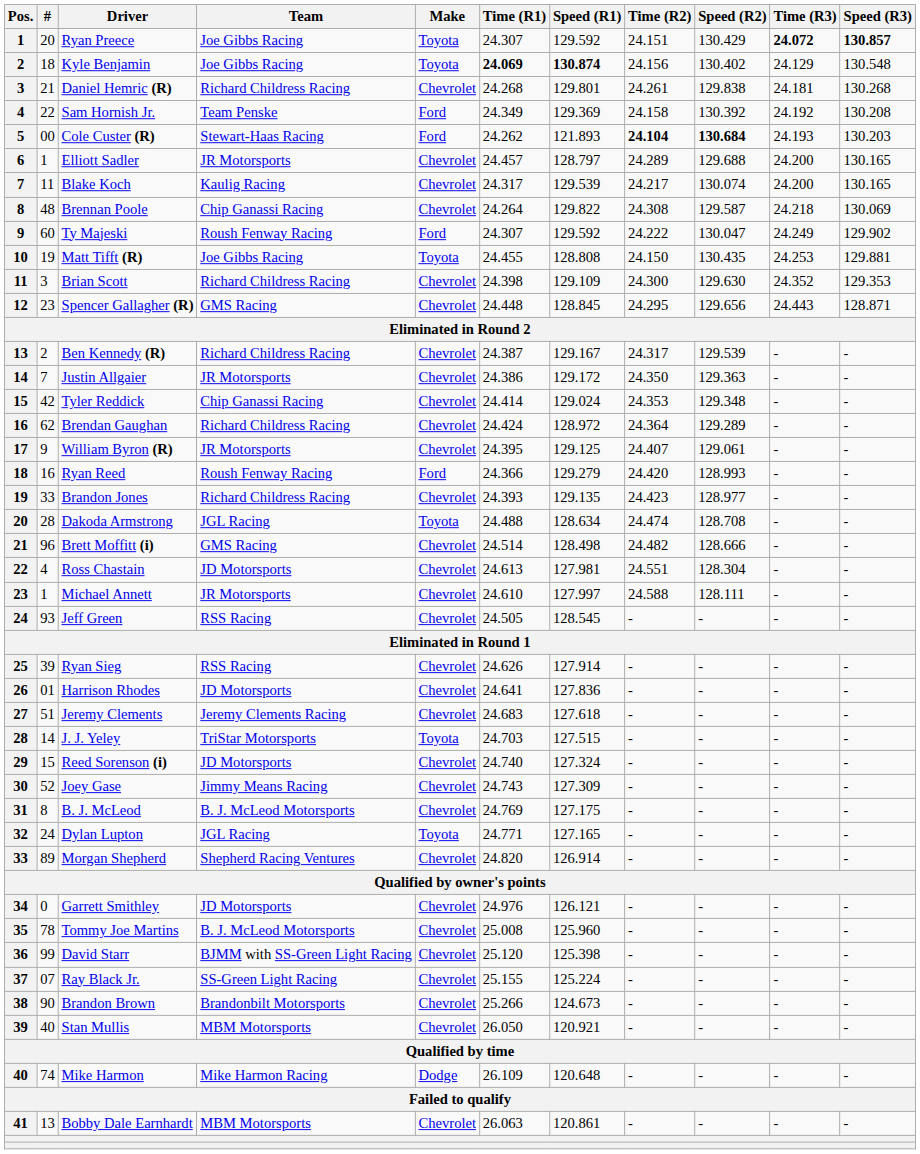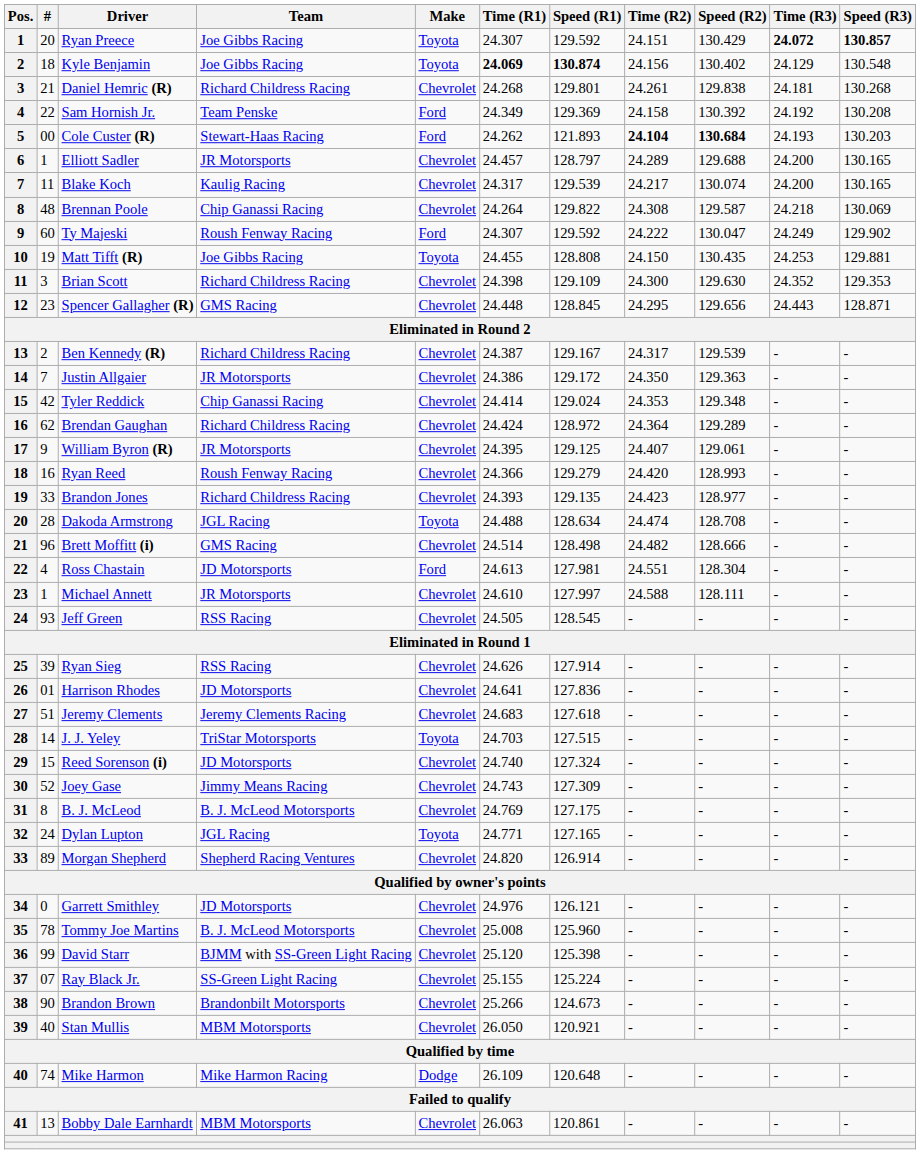(432, 473) Ford -> (447, 473) Chevrolet
(447, 570) Chevrolet -> (432, 570) Ford
